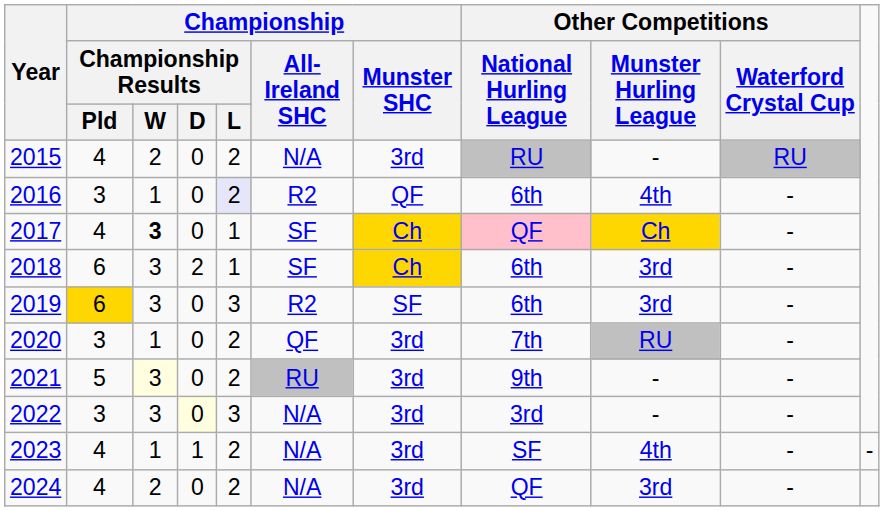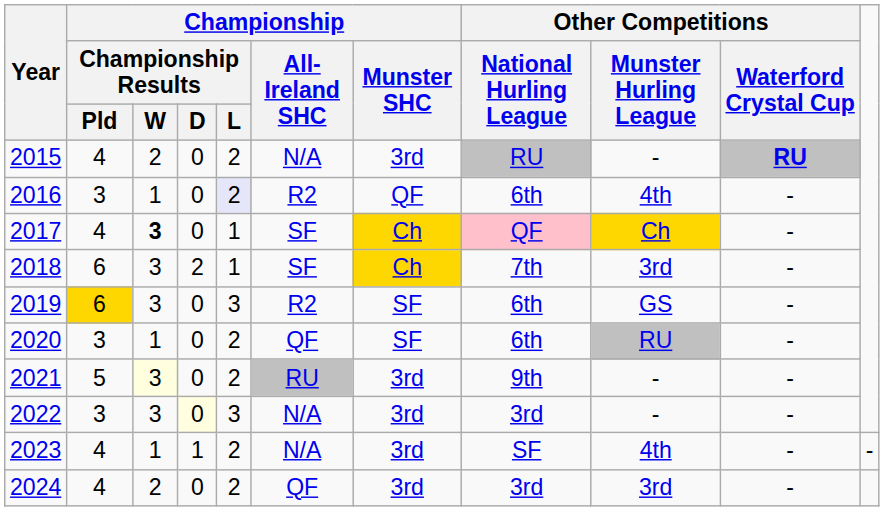(790, 158) normal -> (790, 158) bold
(527, 267) 6th -> (527, 267) 7th
(656, 304) 3rd -> (656, 304) GS
(407, 341) 3rd -> (407, 341) SF
(527, 341) 7th -> (527, 341) 6th
(302, 487) N/A -> (302, 487) QF
(527, 487) QF -> (527, 487) 3rd
